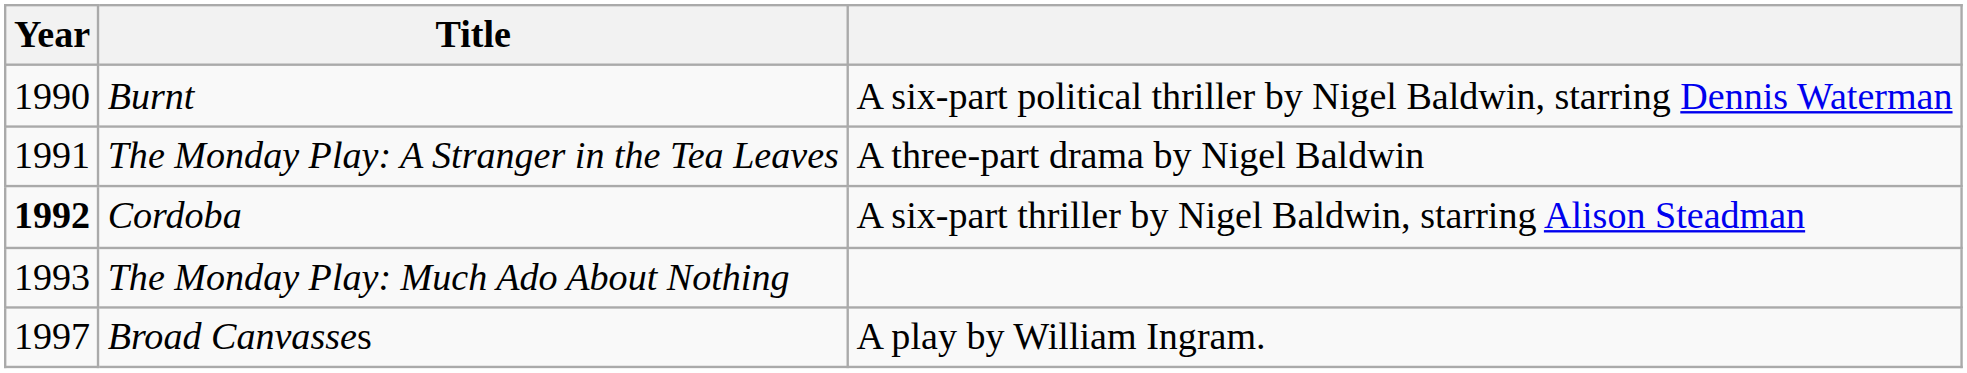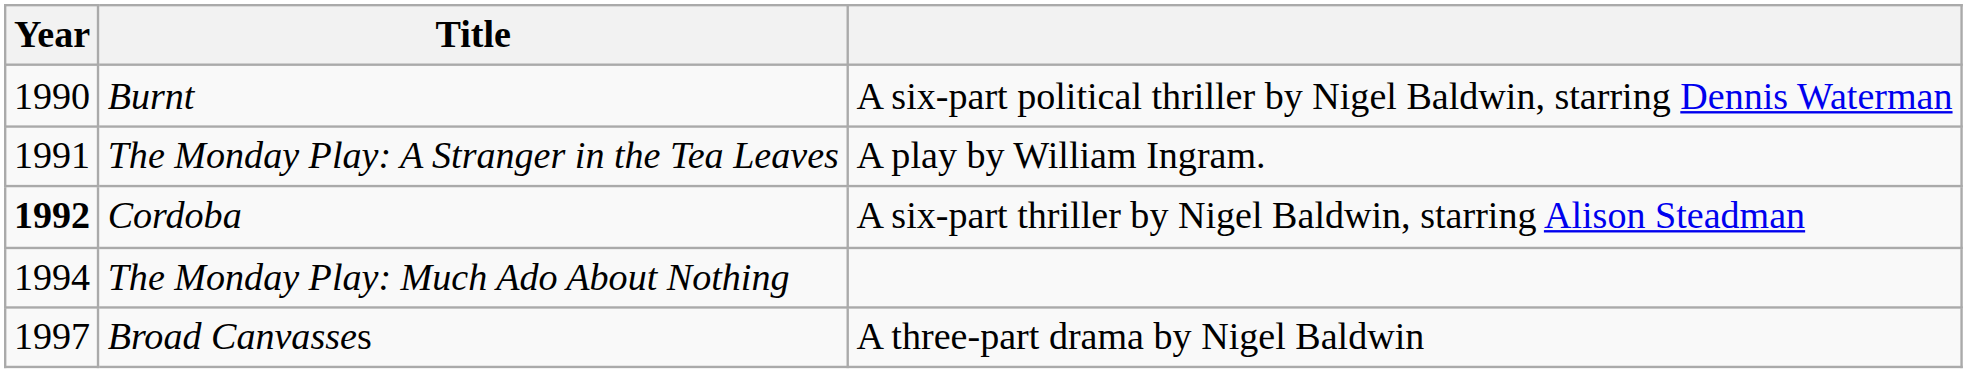(1140, 155) A three-part drama by Nigel Baldwin -> (1061, 155) A play by William Ingram.
(52, 276) 1993 -> (52, 276) 1994
(1061, 336) A play by William Ingram. -> (1140, 336) A three-part drama by Nigel Baldwin
